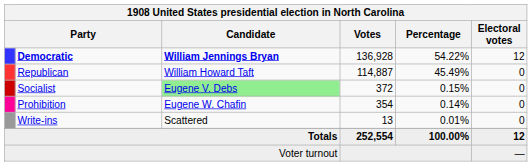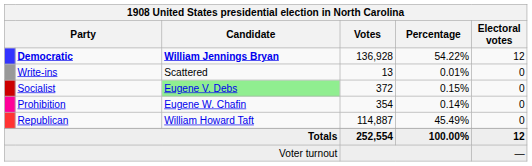rows swapped: (43, 72) <-> (37, 121)
